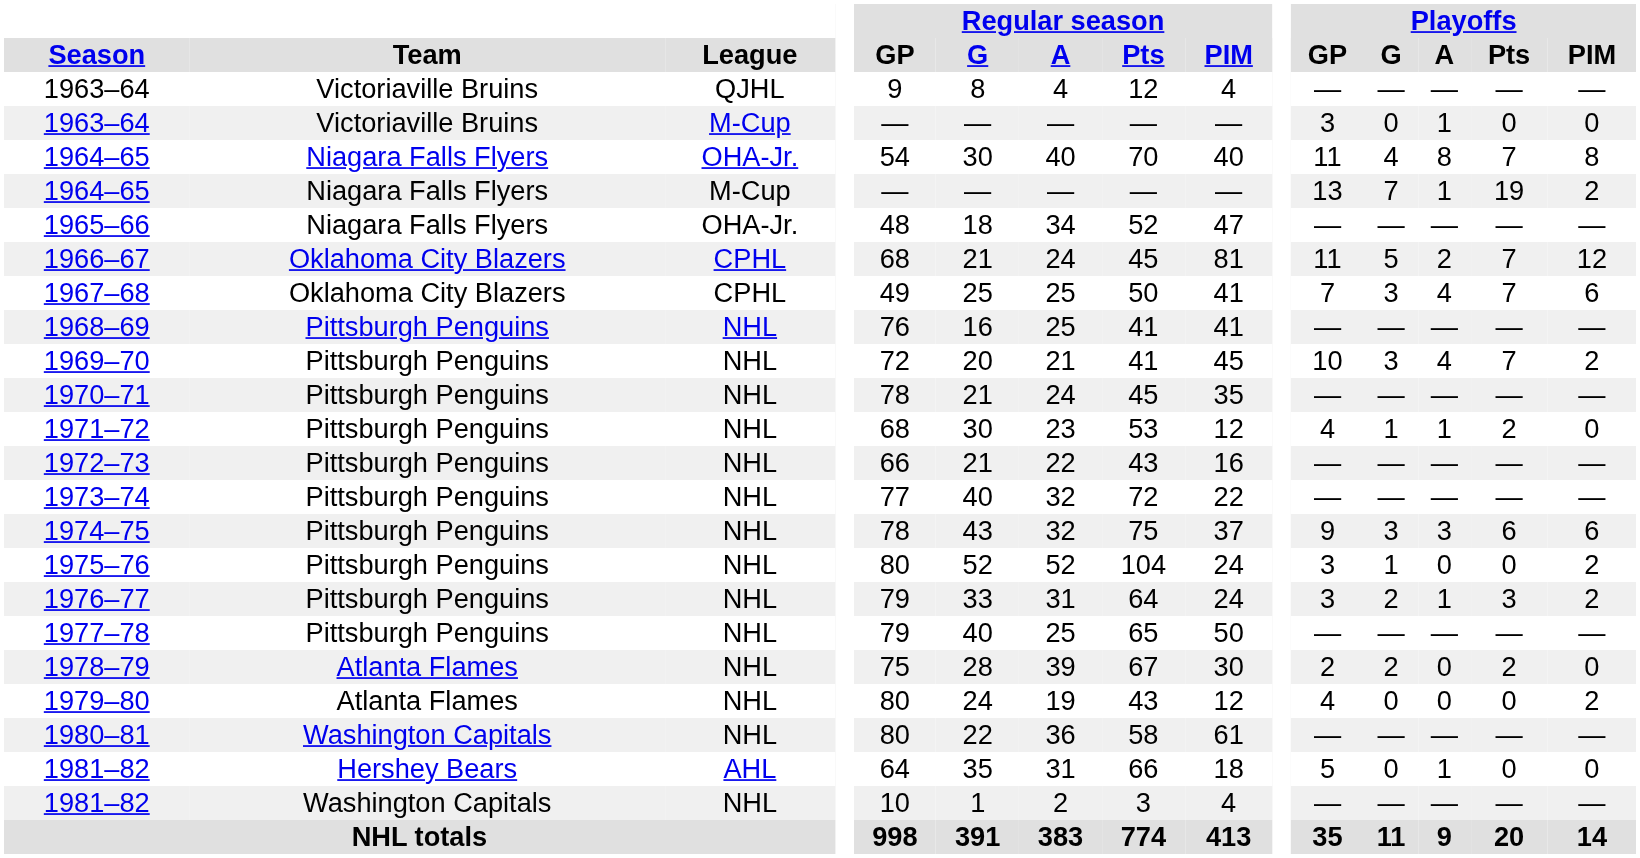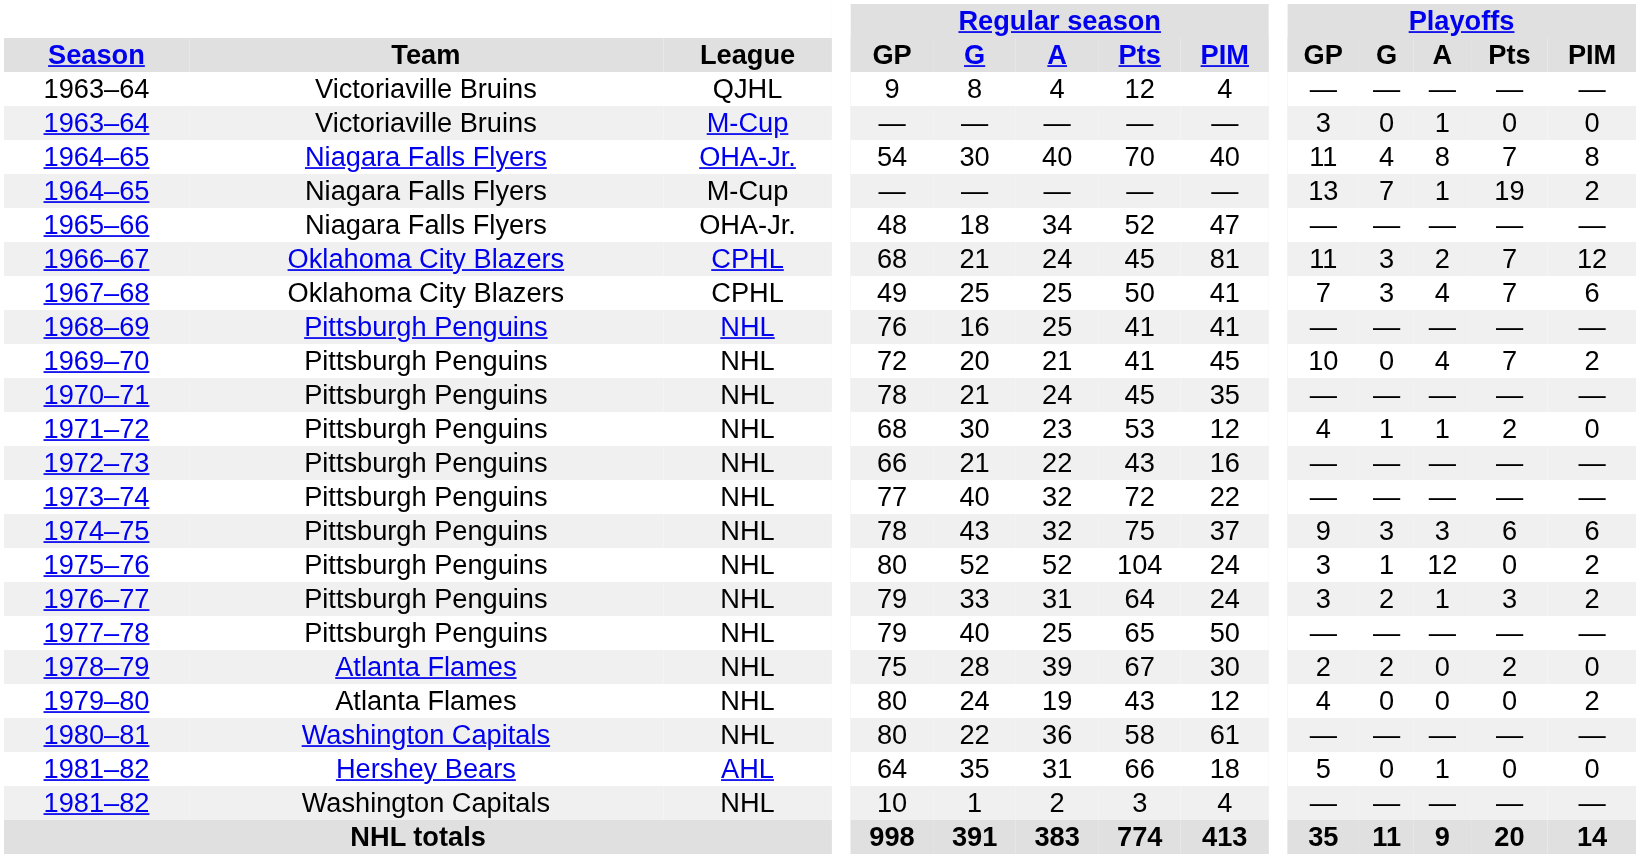(1391, 258) 5 -> (1387, 258) 3
(1391, 360) 3 -> (1387, 360) 0
(1444, 564) 0 -> (1442, 564) 12
